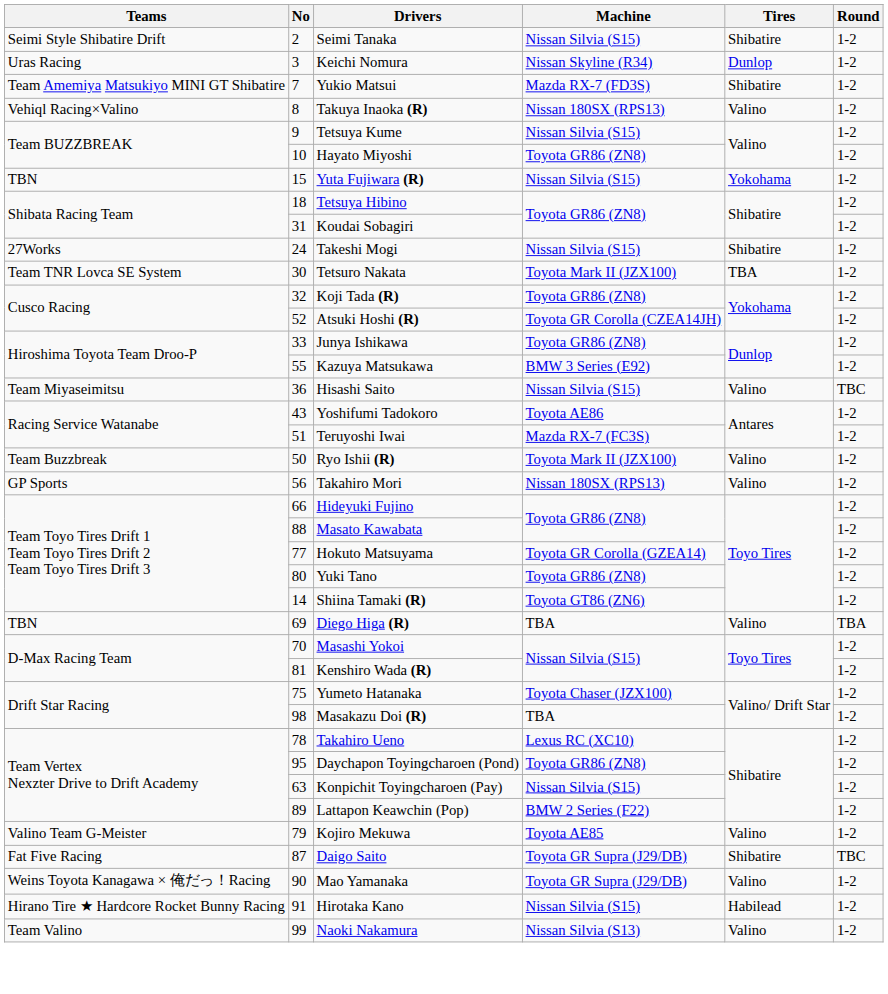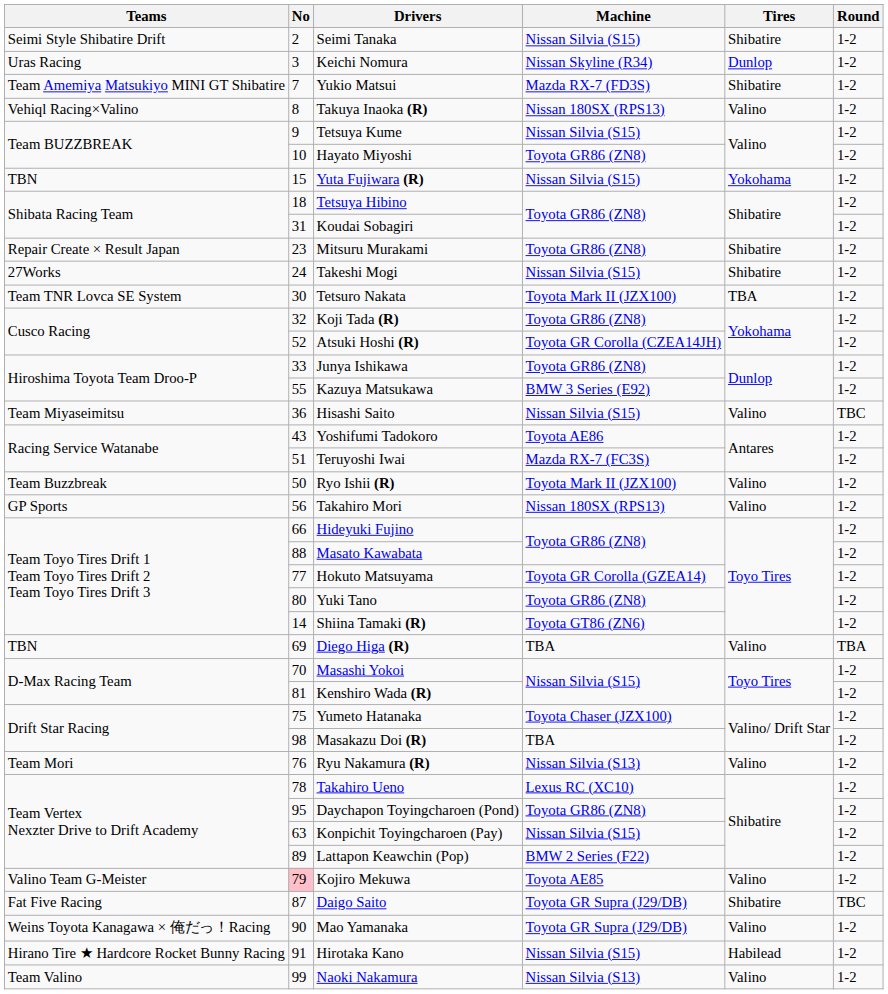+ row: (372, 249)
+ row: (373, 763)
(299, 833) no background -> (299, 879) pink background
